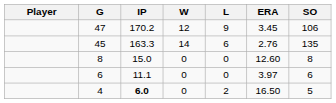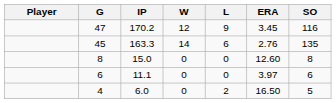(310, 28) 106 -> (310, 28) 116
(142, 91) bold -> (142, 91) normal
